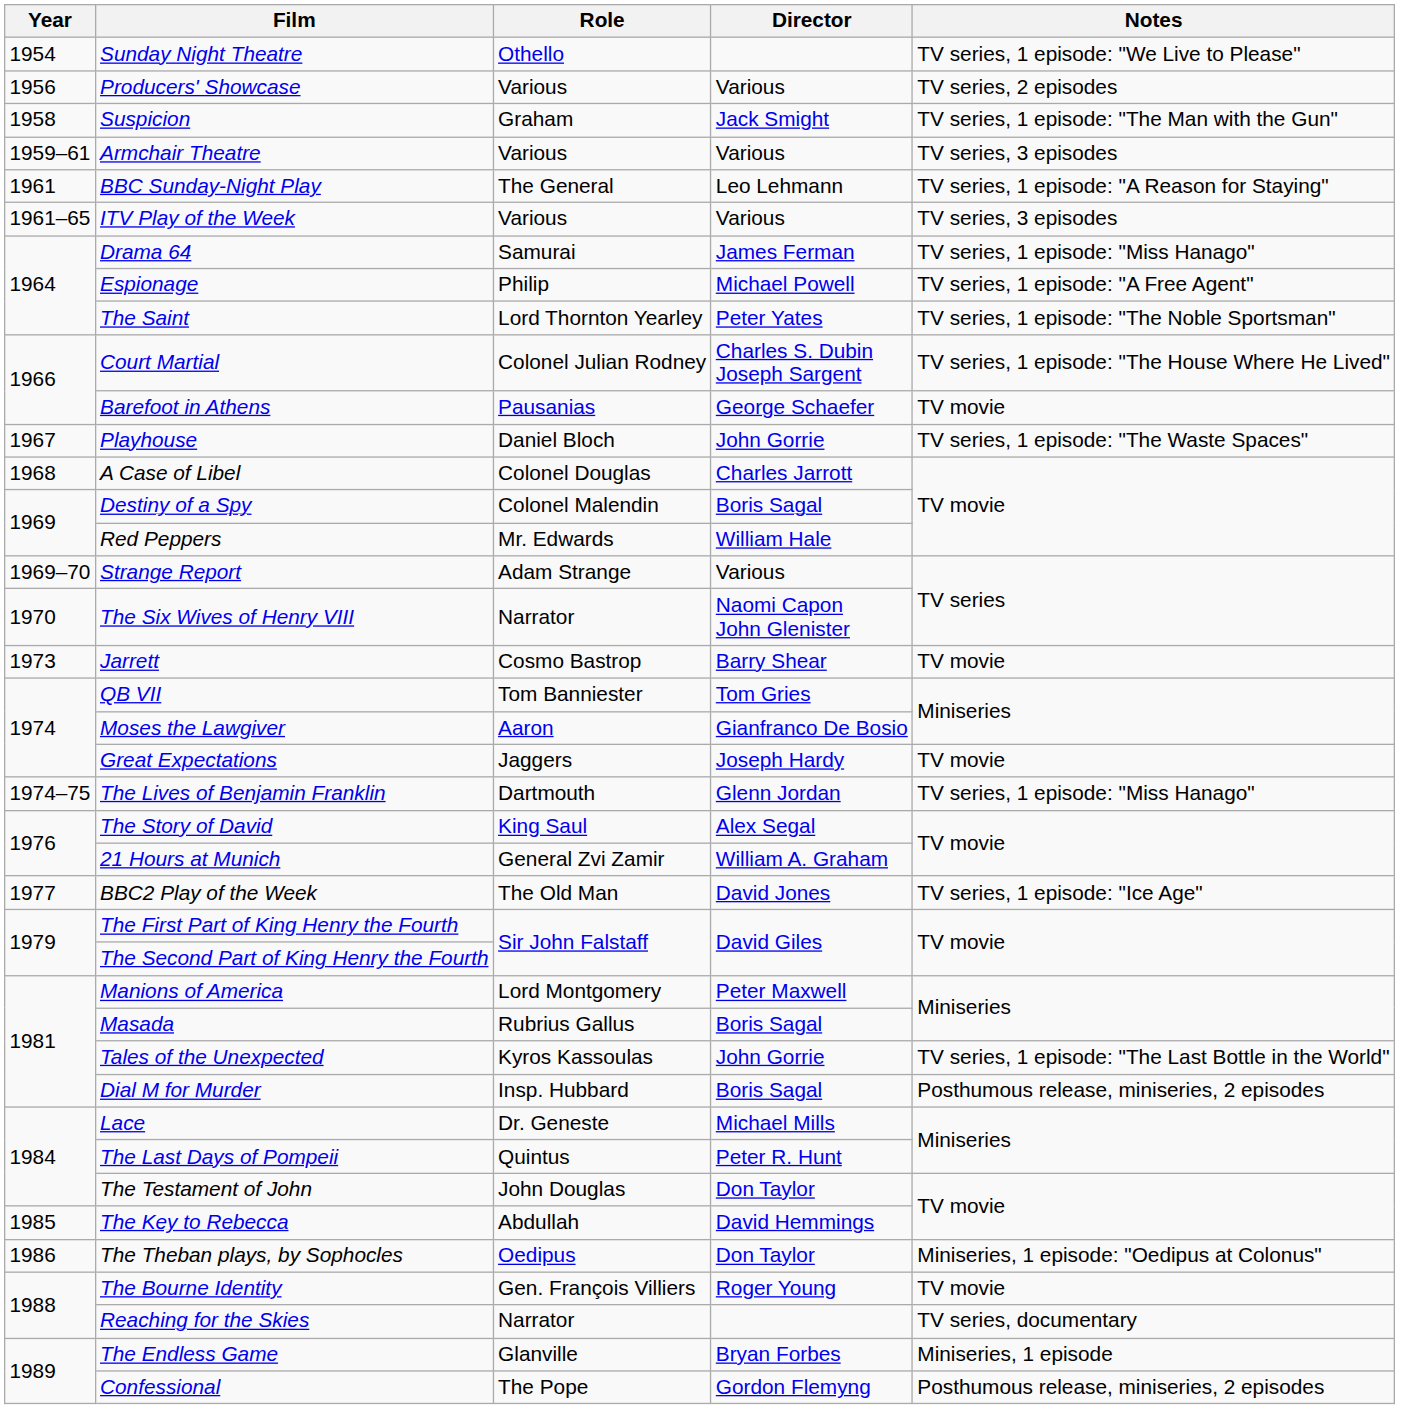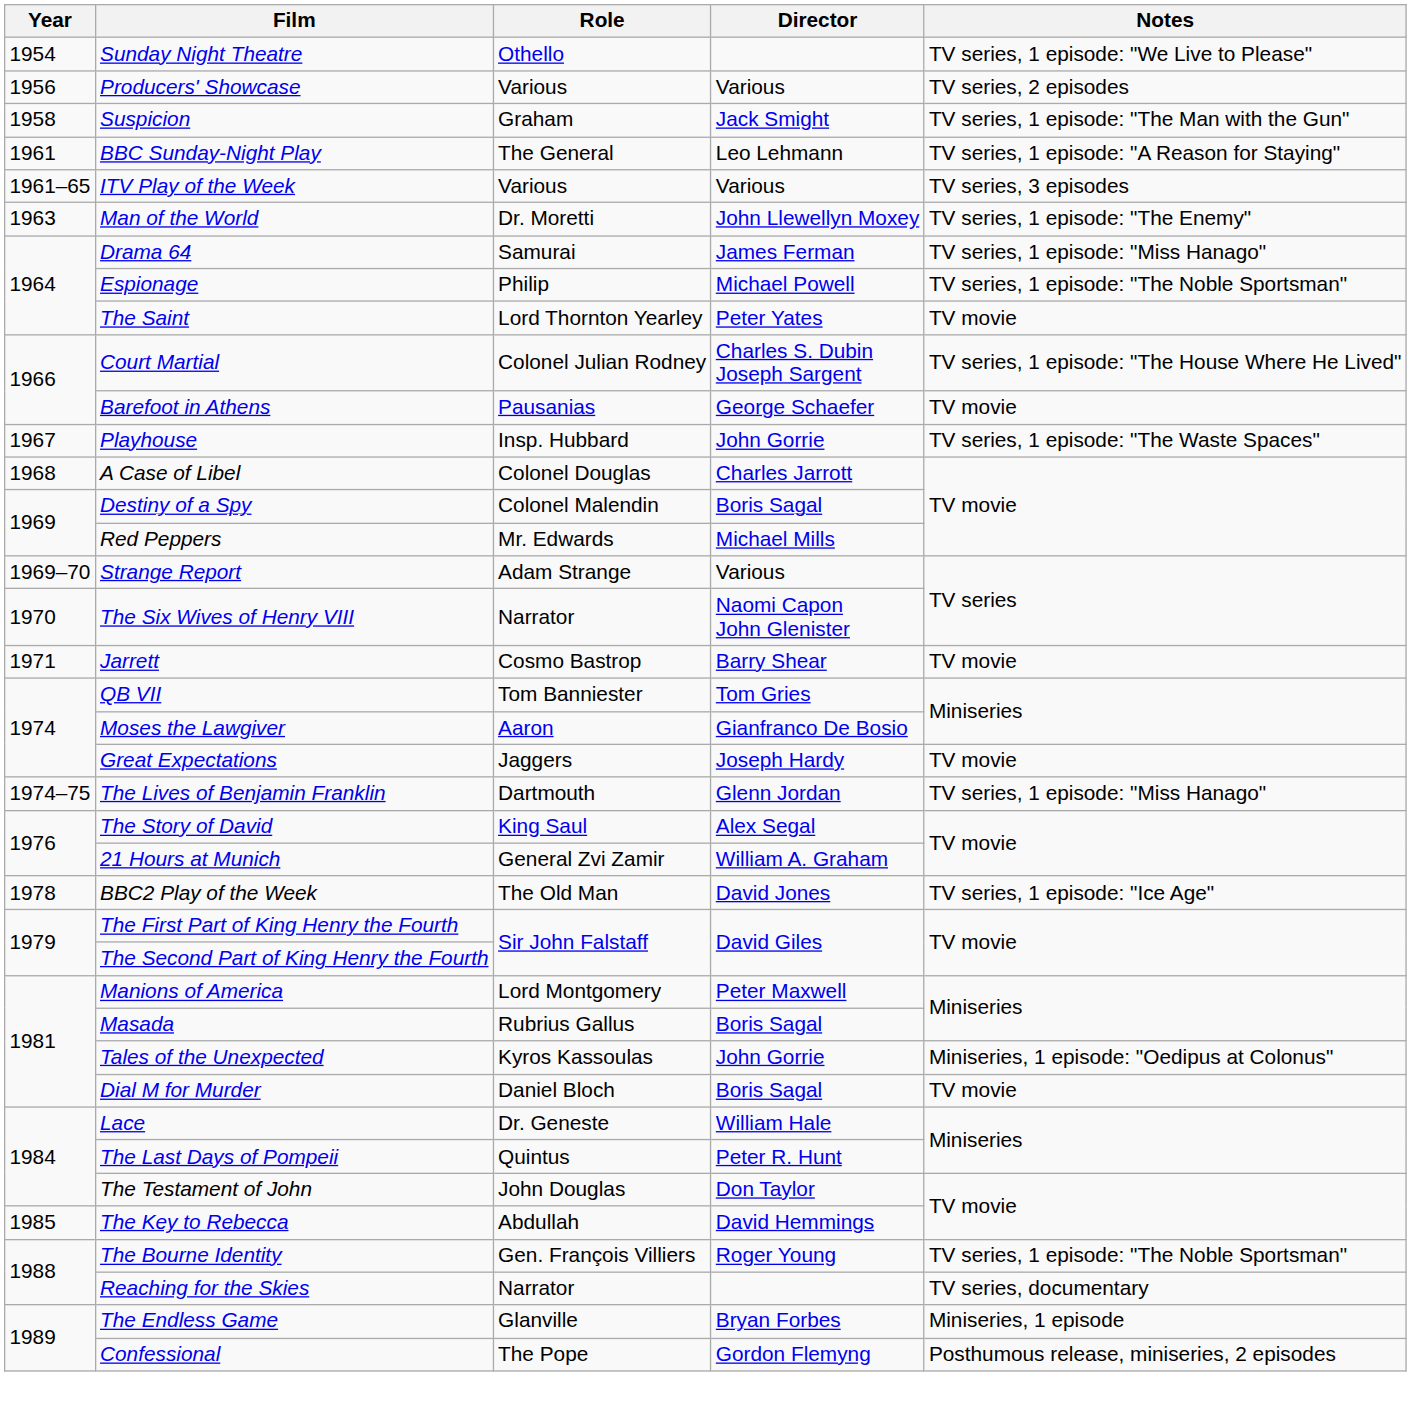- row: (180, 152)
+ row: (179, 218)
(1085, 284) TV series, 1 episode: "A Free Agent" -> (1138, 284) TV series, 1 episode: "The Noble Sportsman"
(1126, 317) TV series, 1 episode: "The Noble Sportsman" -> (973, 317) TV movie
(556, 440) Daniel Bloch -> (563, 440) Insp. Hubbard
(774, 539) William Hale -> (775, 539) Michael Mills
(33, 661) 1973 -> (33, 661) 1971
(33, 892) 1977 -> (33, 892) 1978
(1153, 1057) TV series, 1 episode: "The Last Bottle in the World" -> (1131, 1057) Miniseries, 1 episode: "Oedipus at Colonus"
(563, 1090) Insp. Hubbard -> (556, 1090) Daniel Bloch
(1121, 1090) Posthumous release, miniseries, 2 episodes -> (973, 1090) TV movie
(775, 1123) Michael Mills -> (774, 1123) William Hale
- row: (251, 1255)
(961, 1288) TV movie -> (1138, 1255) TV series, 1 episode: "The Noble Sportsman"
